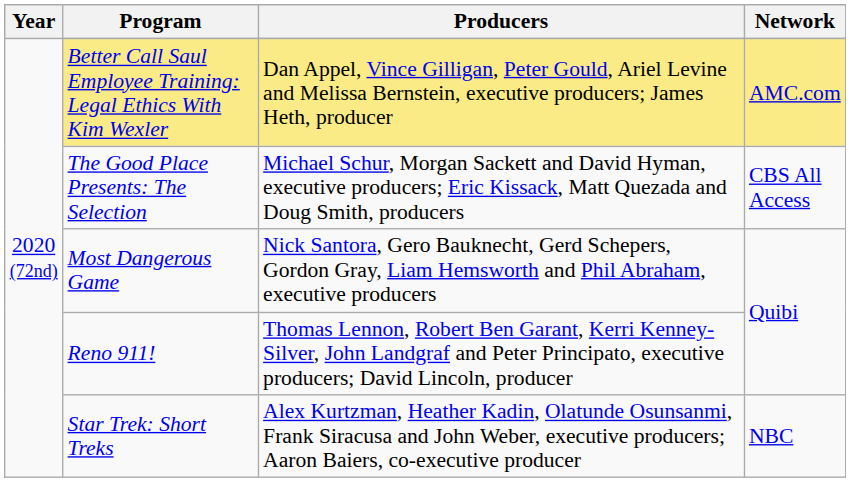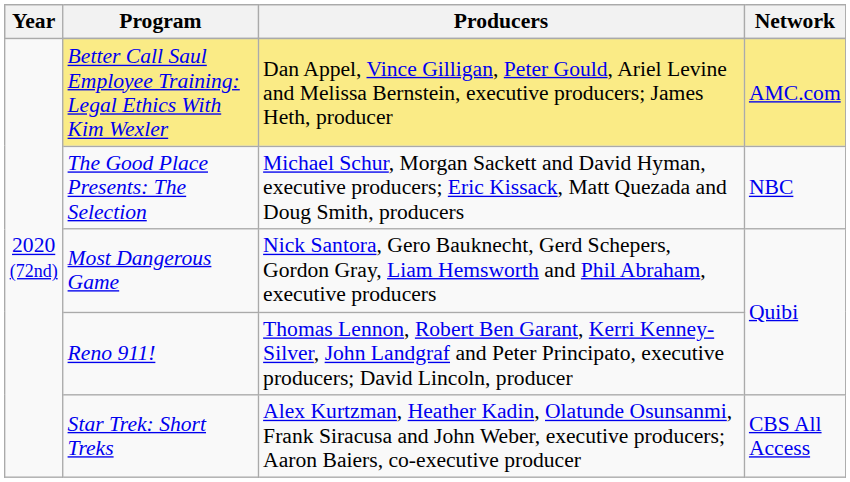(785, 187) CBS All Access -> (771, 187) NBC
(771, 435) NBC -> (785, 435) CBS All Access
